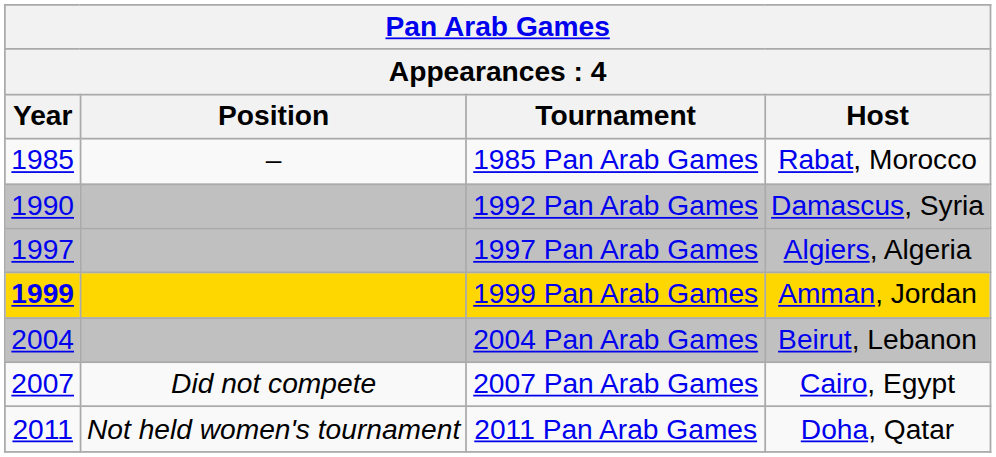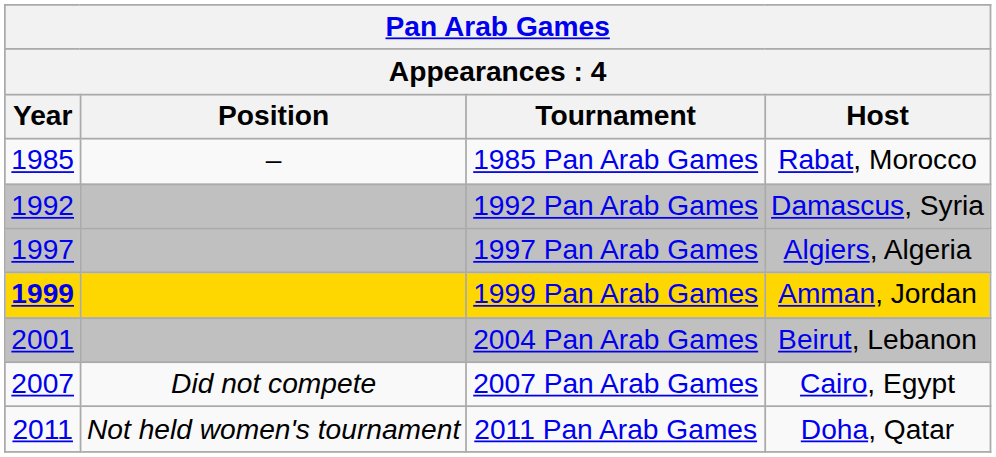(43, 205) 1990 -> (43, 205) 1992
(43, 339) 2004 -> (43, 339) 2001
